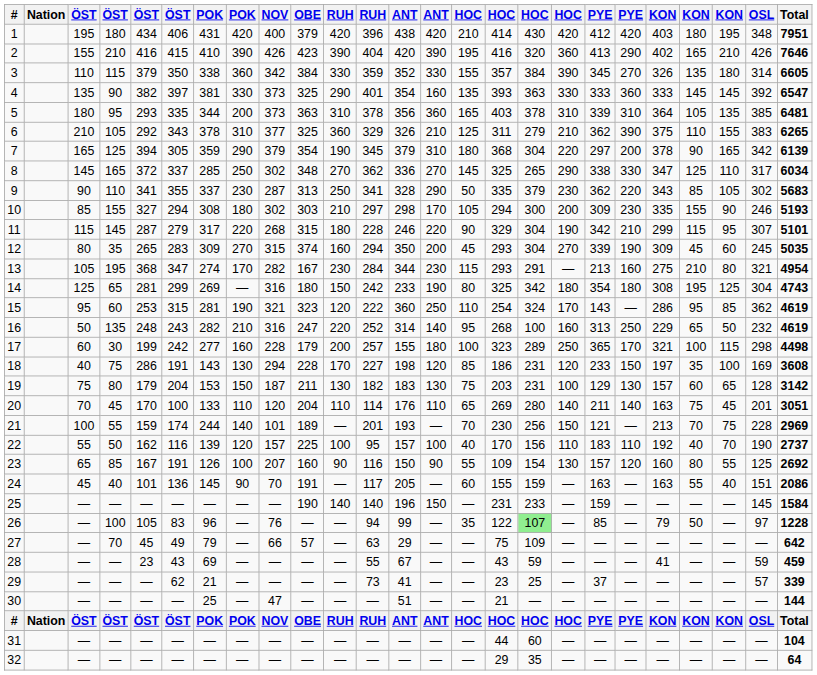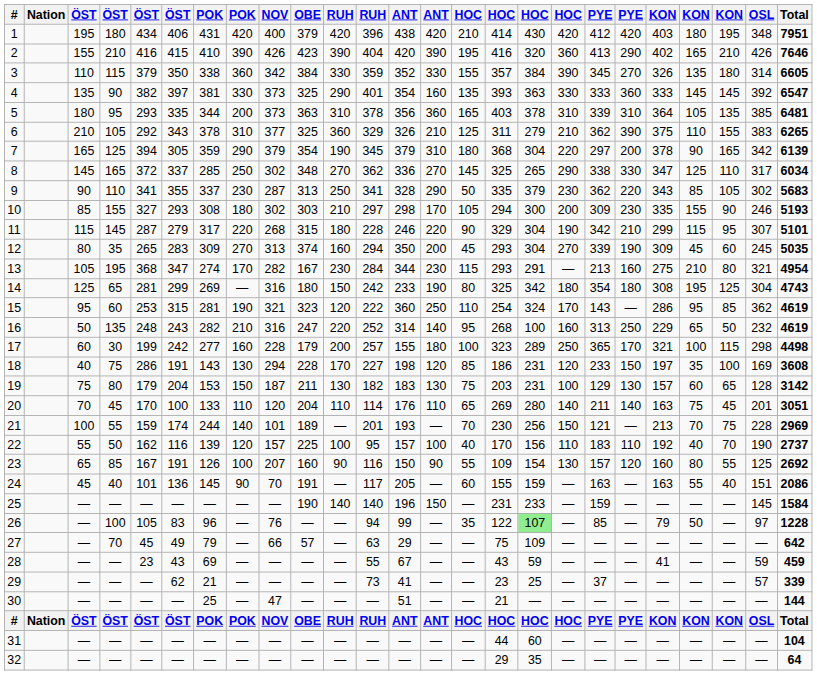(178, 210) 294 -> (178, 210) 293
(275, 249) 315 -> (275, 249) 313
